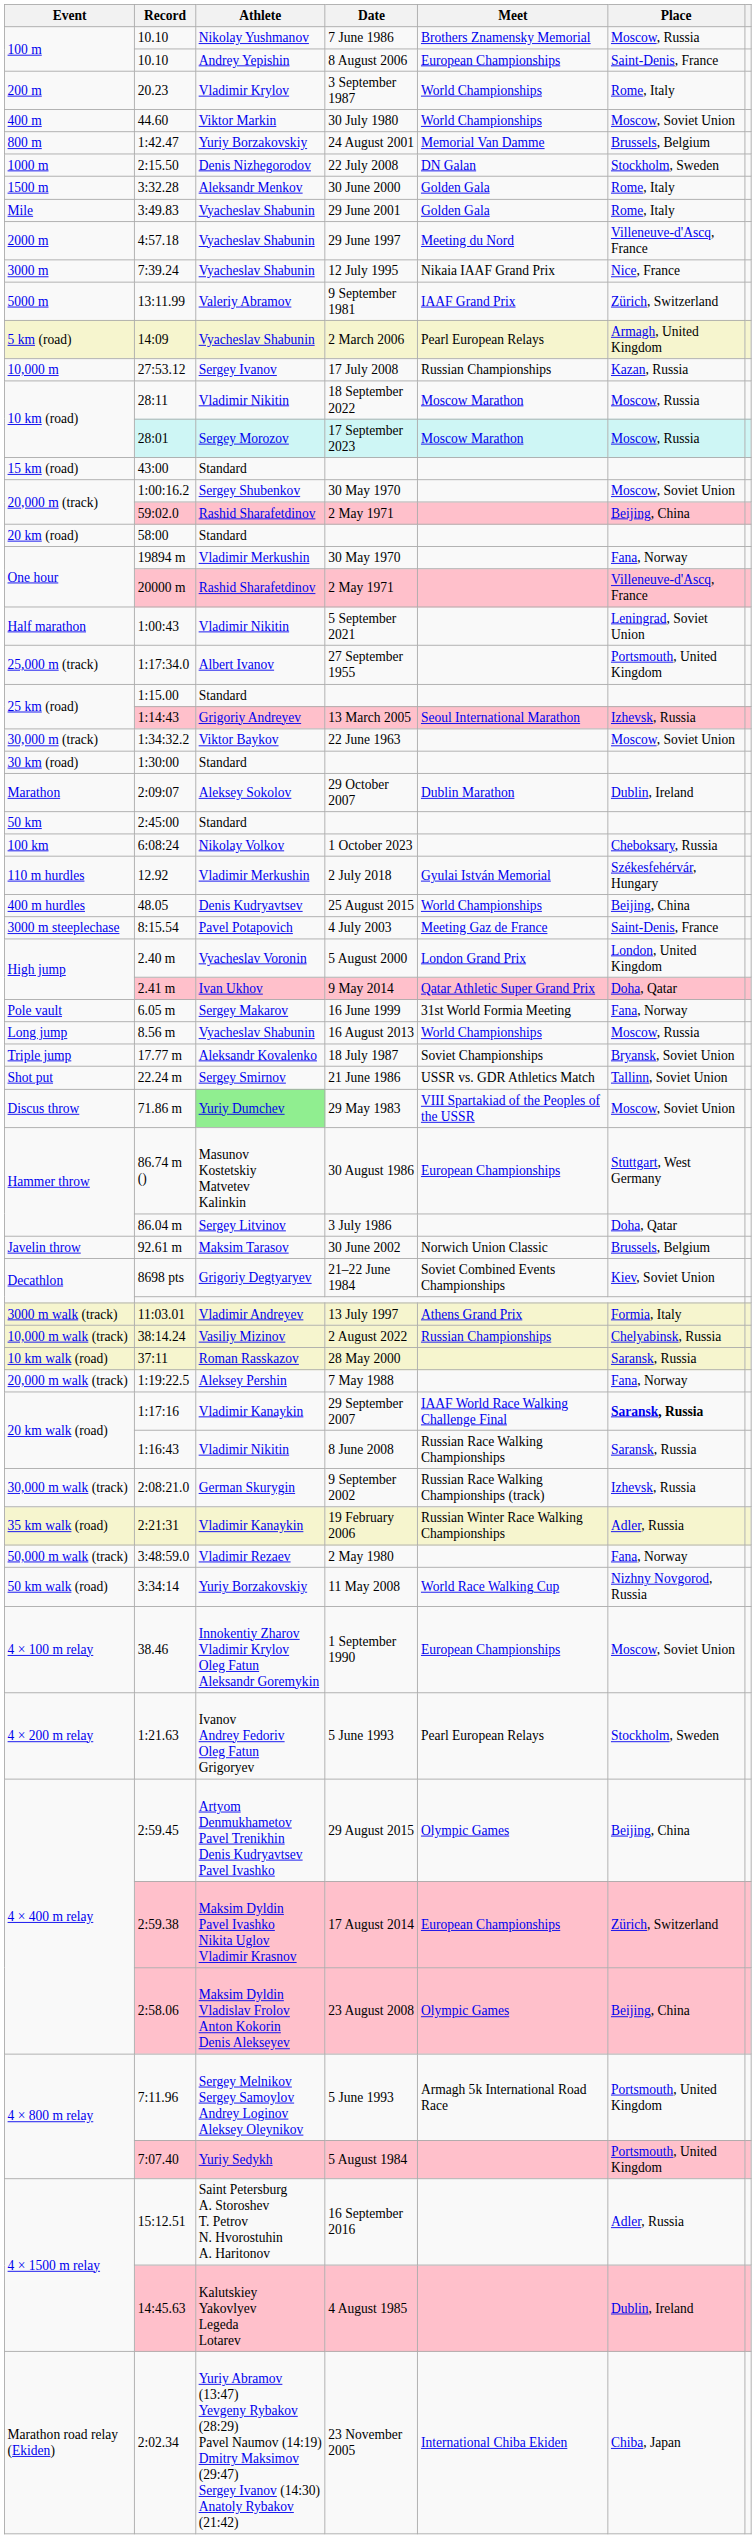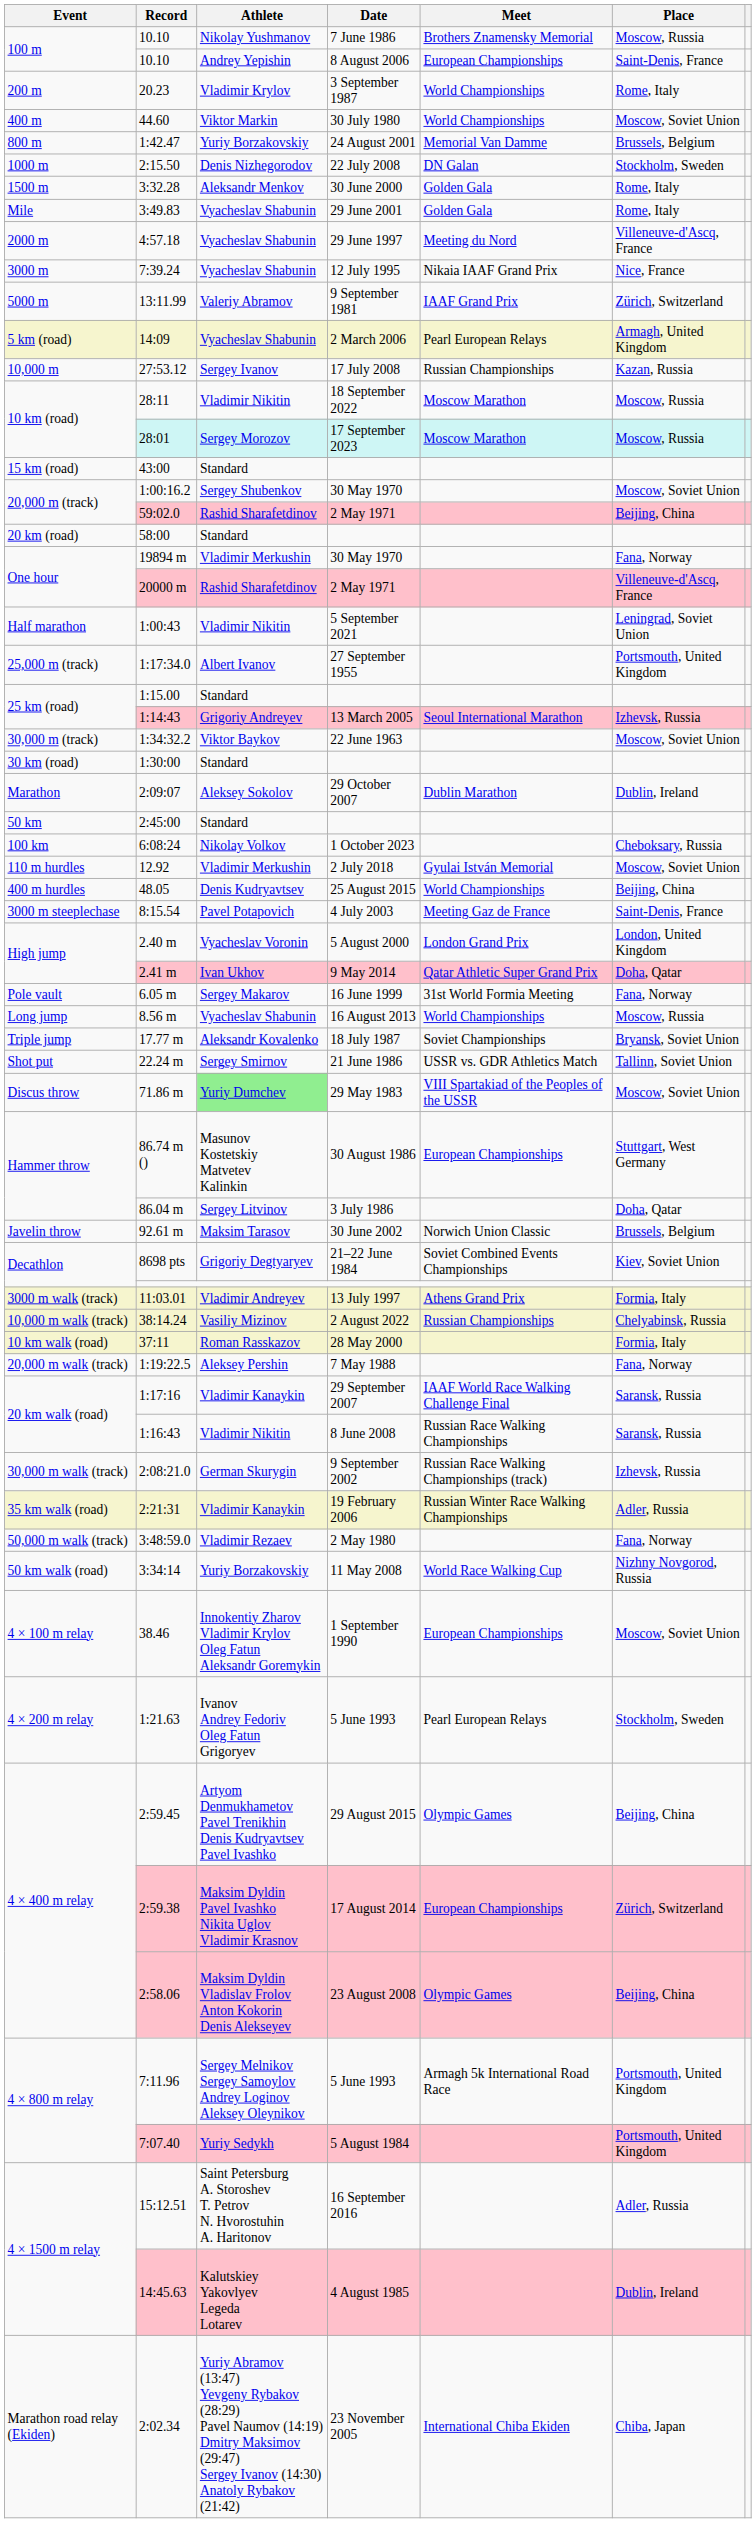(654, 875) Székesfehérvár, Hungary -> (678, 867) Moscow, Soviet Union
(654, 1358) Saransk, Russia -> (651, 1342) Formia, Italy
(657, 1411) bold -> (658, 1395) normal
